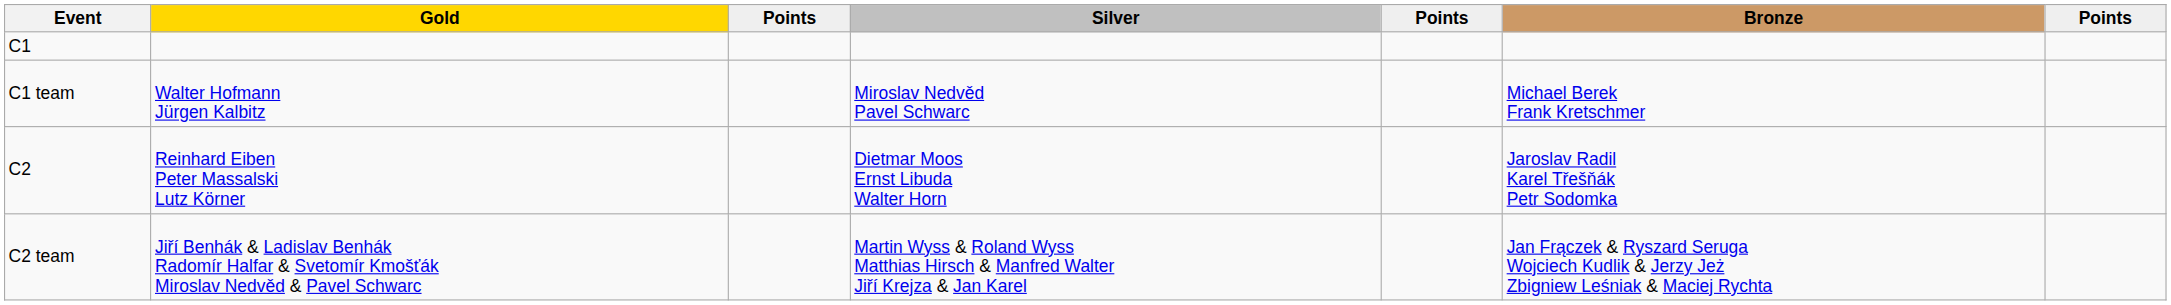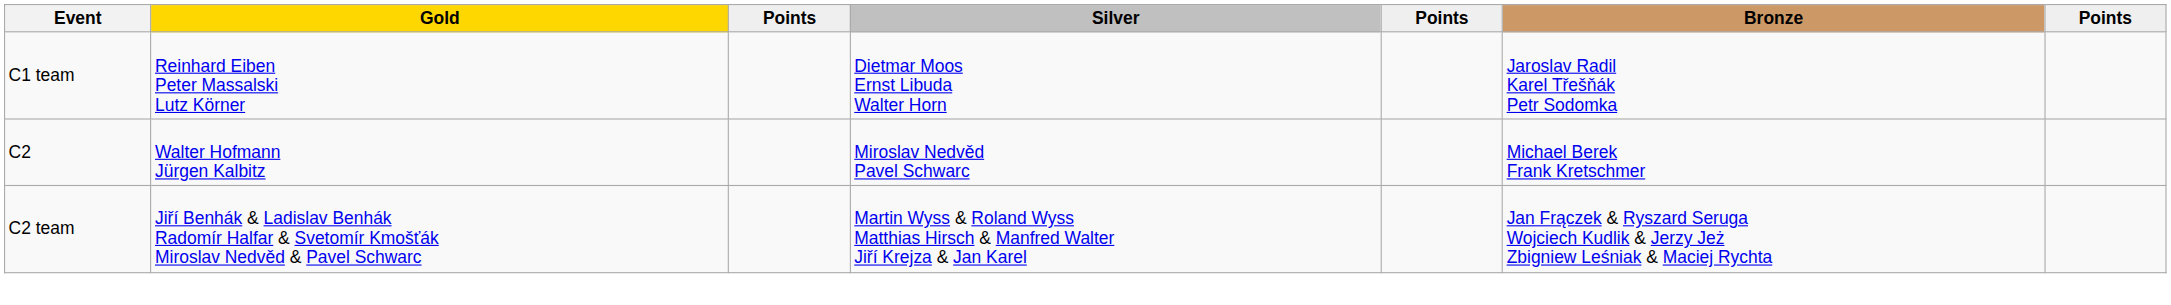- row: (20, 45)
(218, 103) Walter Hofmann Jürgen Kalbitz -> (217, 85) Reinhard Eiben Peter Massalski Lutz Körner
(919, 103) Miroslav Nedvěd Pavel Schwarc -> (909, 85) Dietmar Moos Ernst Libuda Walter Horn
(1576, 103) Michael Berek Frank Kretschmer -> (1562, 85) Jaroslav Radil Karel Třešňák Petr Sodomka
(217, 179) Reinhard Eiben Peter Massalski Lutz Körner -> (218, 161) Walter Hofmann Jürgen Kalbitz
(909, 179) Dietmar Moos Ernst Libuda Walter Horn -> (919, 161) Miroslav Nedvěd Pavel Schwarc
(1562, 179) Jaroslav Radil Karel Třešňák Petr Sodomka -> (1576, 161) Michael Berek Frank Kretschmer
